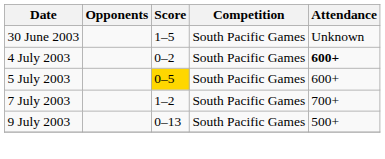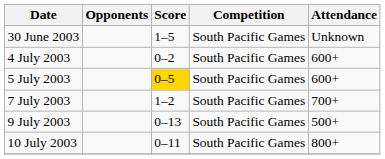(325, 57) bold -> (325, 57) normal
+ row: (42, 143)
